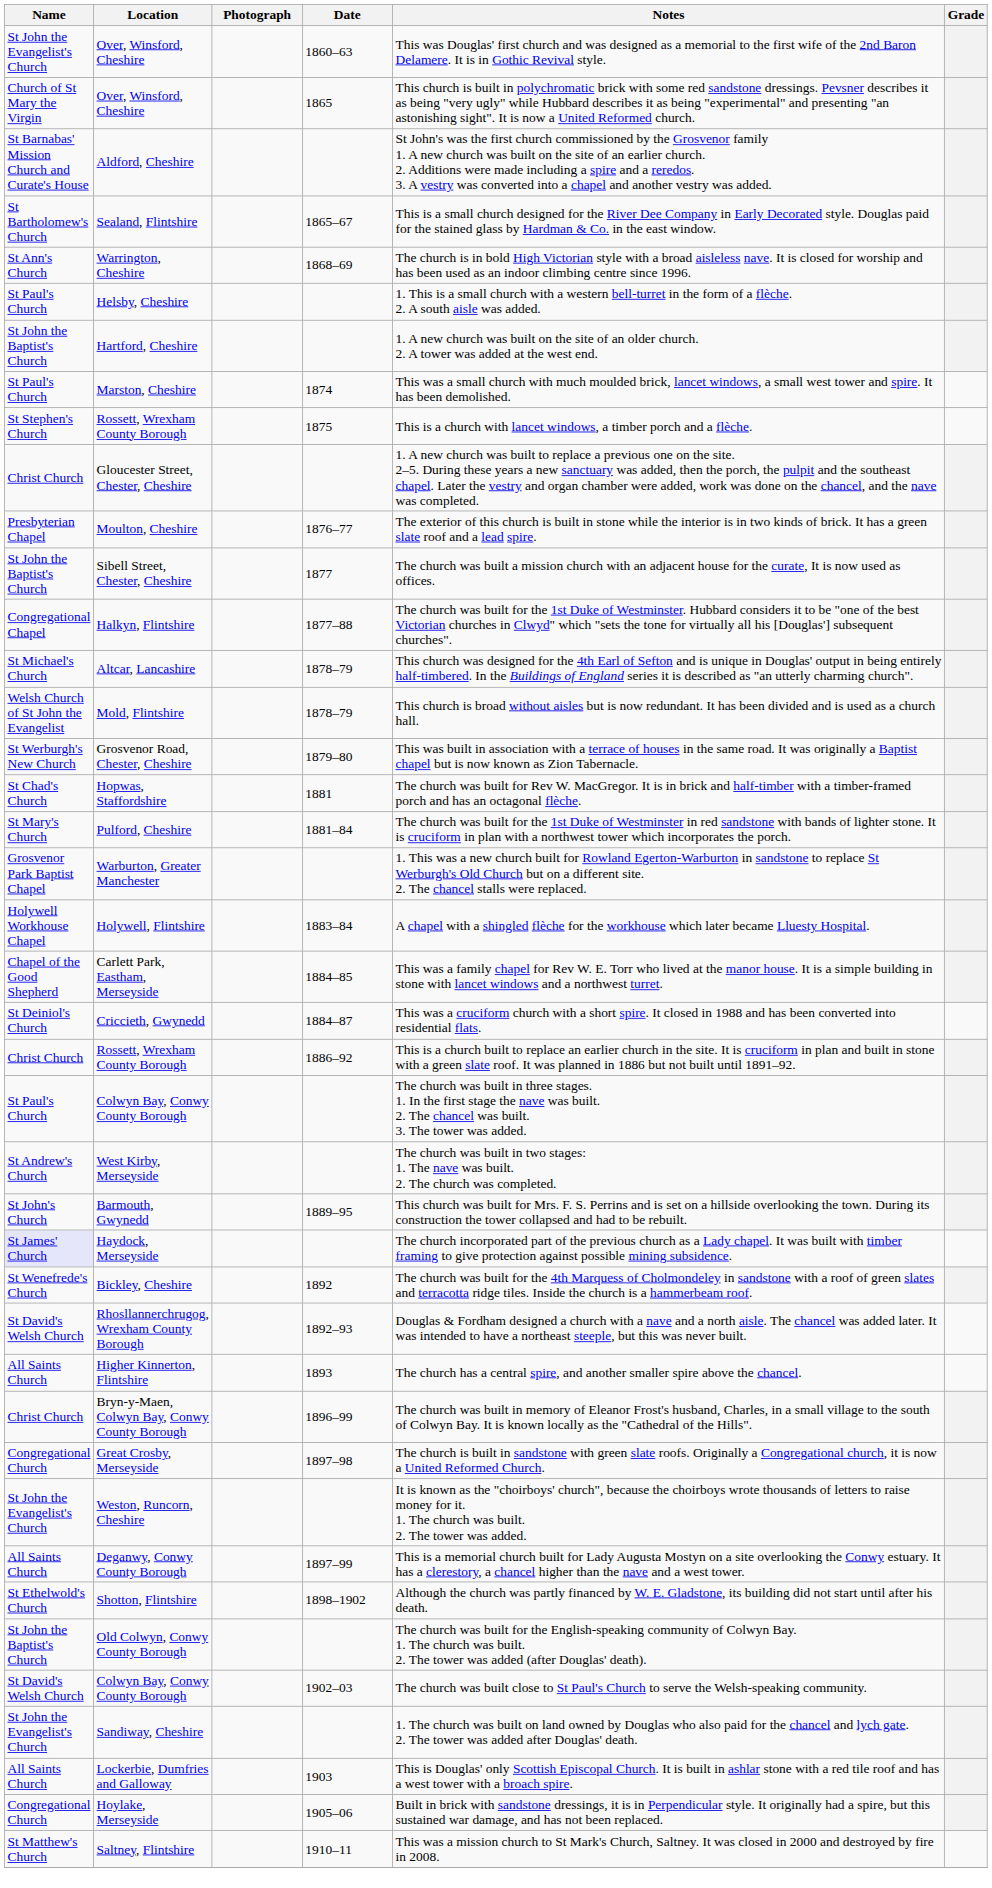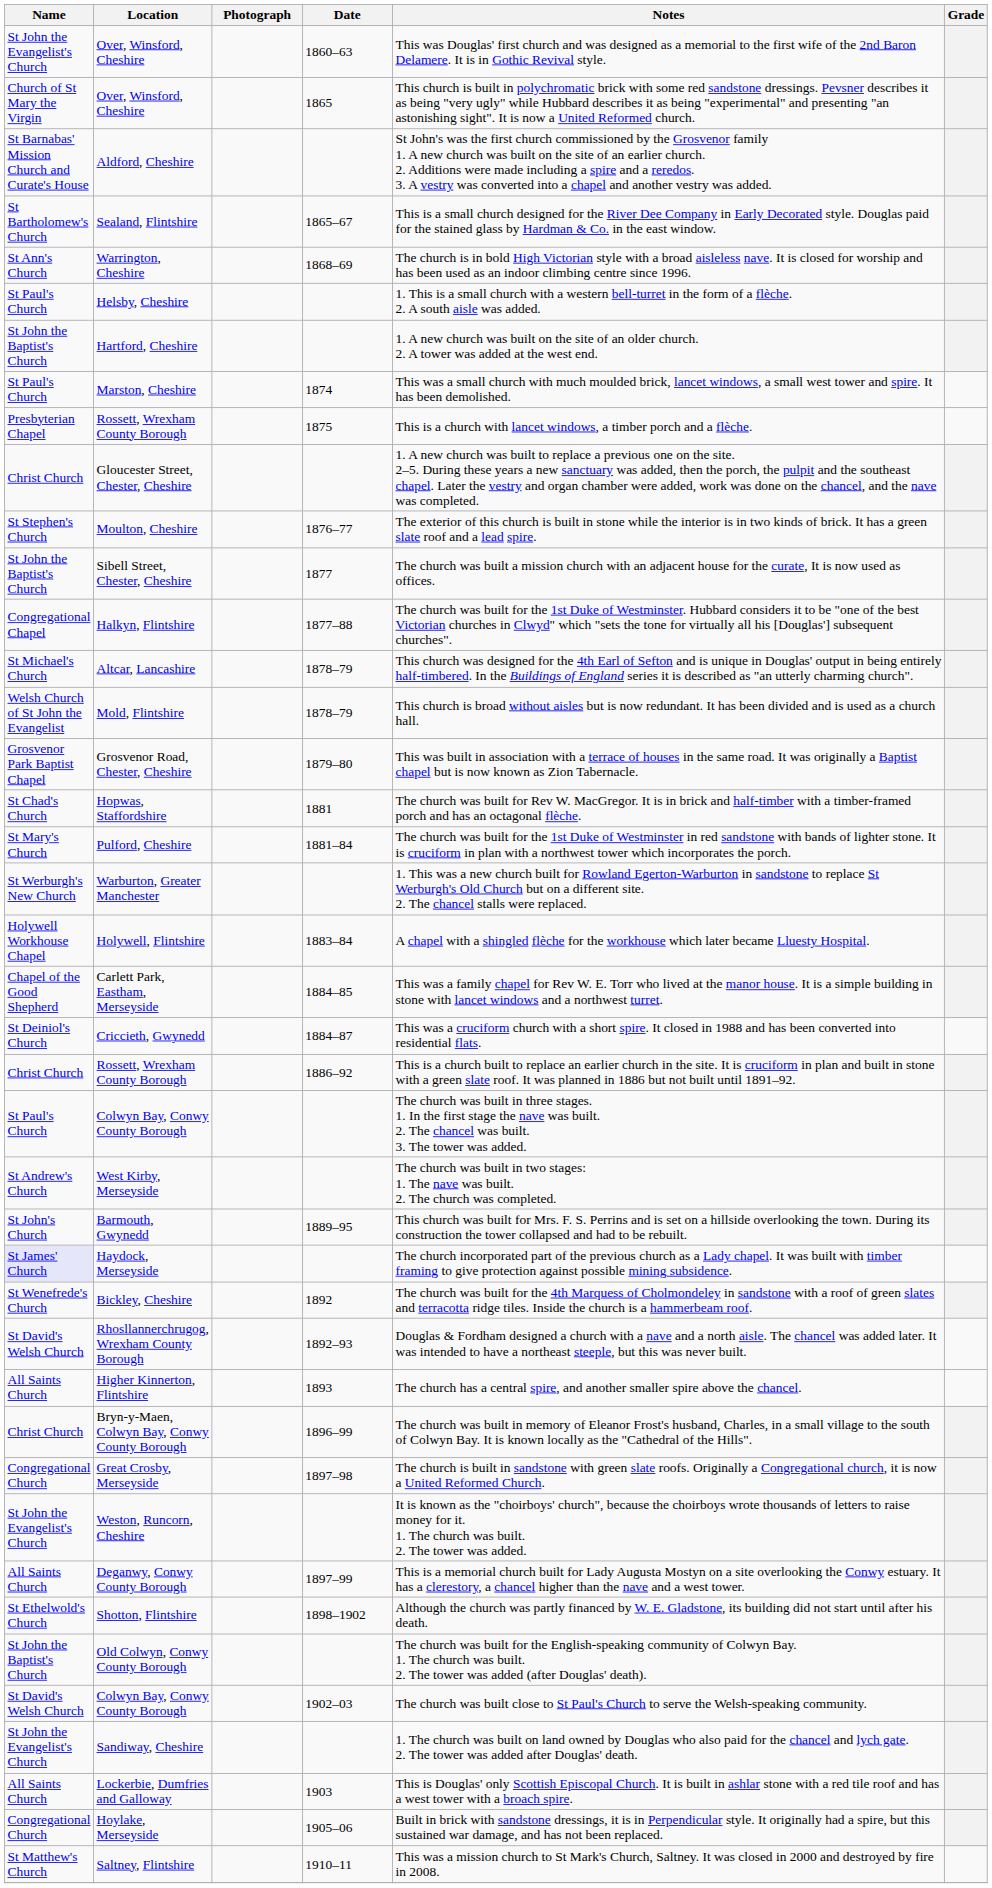(40, 426) St Stephen's Church -> (41, 426) Presbyterian Chapel
(41, 529) Presbyterian Chapel -> (40, 529) St Stephen's Church
(45, 756) St Werburgh's New Church -> (41, 764) Grosvenor Park Baptist Chapel
(41, 873) Grosvenor Park Baptist Chapel -> (45, 888) St Werburgh's New Church
